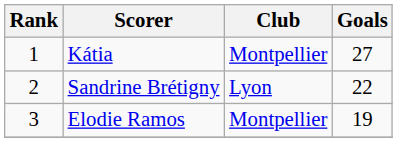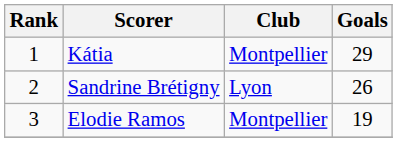(362, 53) 27 -> (362, 53) 29
(362, 86) 22 -> (362, 86) 26
